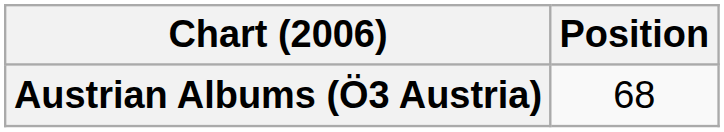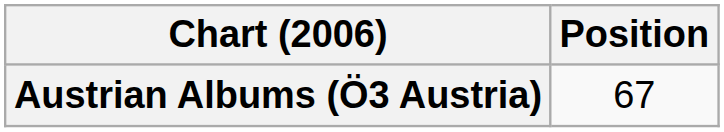(634, 94) 68 -> (634, 94) 67
